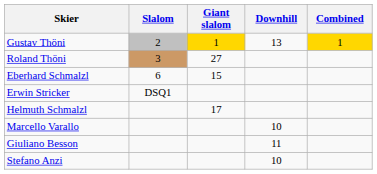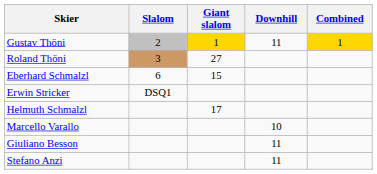(276, 42) 13 -> (276, 42) 11
(276, 161) 10 -> (276, 161) 11
